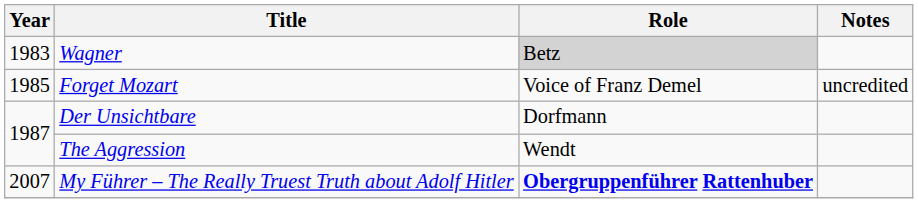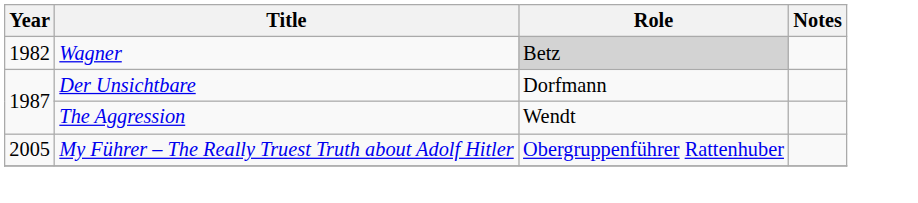(30, 52) 1983 -> (30, 52) 1982
- row: (118, 85)
(30, 181) 2007 -> (30, 149) 2005
(668, 181) bold -> (654, 149) normal
